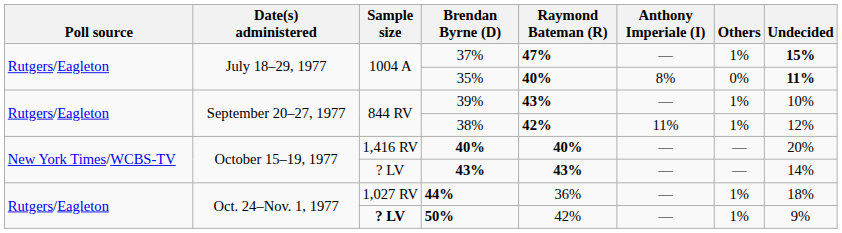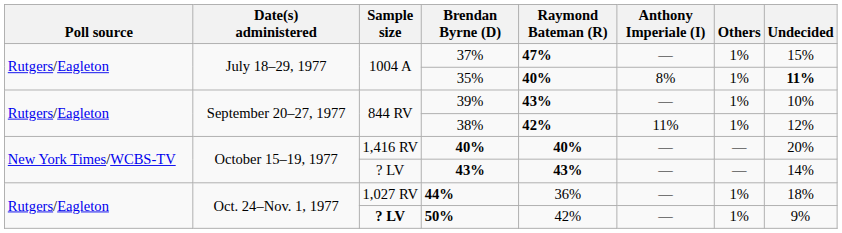(801, 55) bold -> (801, 55) normal
(739, 78) 0% -> (739, 78) 1%
